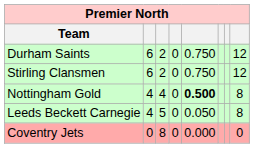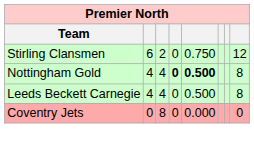- row: (49, 53)
(175, 93) normal -> (175, 73) bold
(162, 113) 5 -> (162, 93) 4
(200, 113) 0.050 -> (200, 93) 0.500
